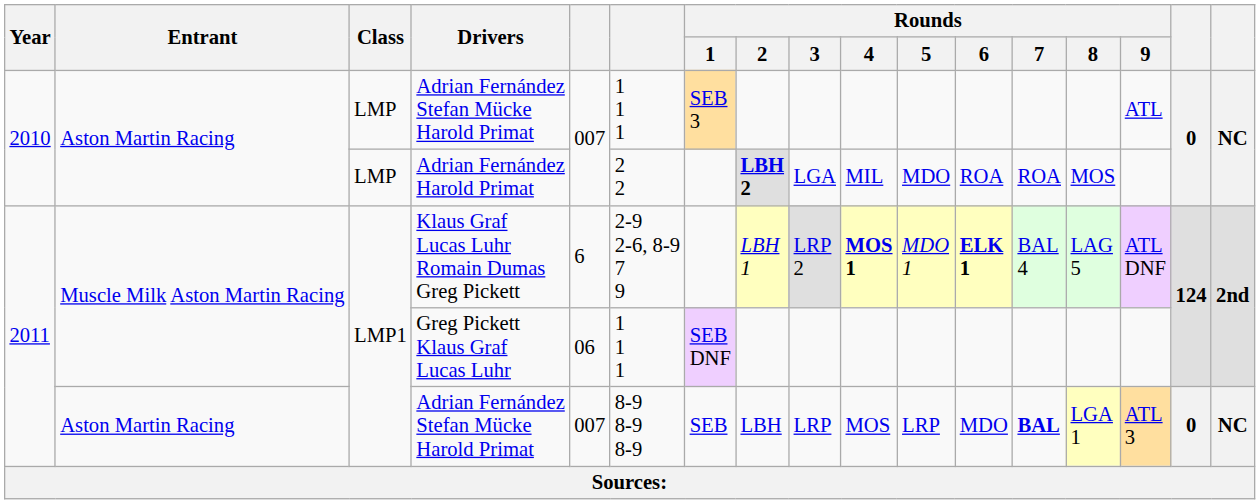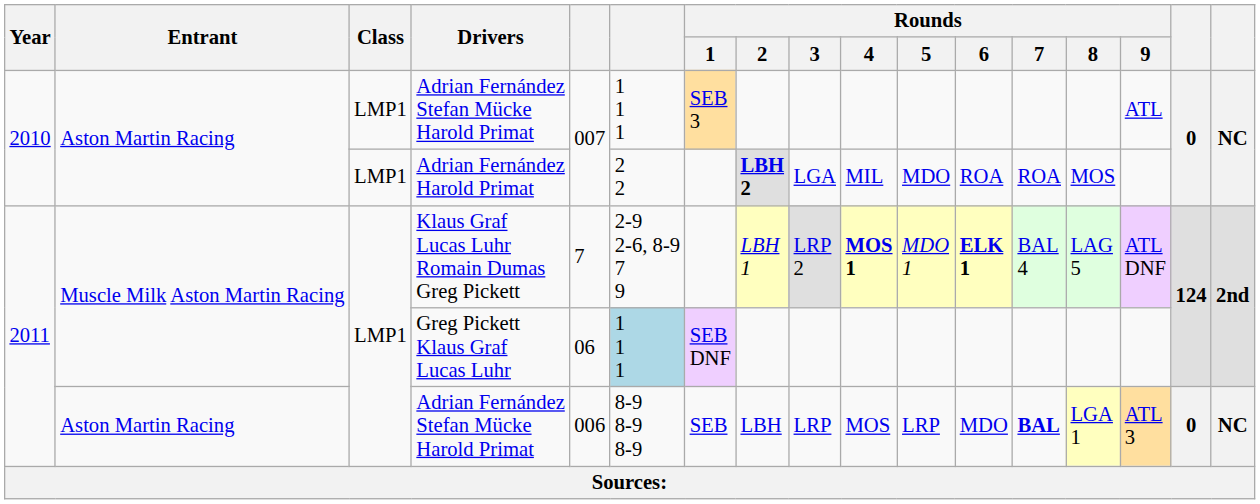(375, 109) LMP -> (380, 109) LMP1
(375, 177) LMP -> (380, 177) LMP1
(579, 256) 6 -> (579, 256) 7
(620, 347) no background -> (620, 347) lightblue background
(590, 426) 007 -> (590, 426) 006
